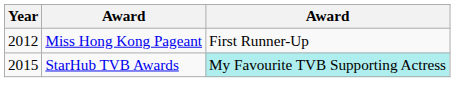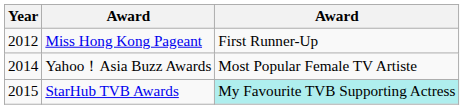+ row: (128, 65)
